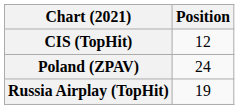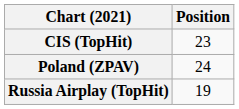(203, 41) 12 -> (203, 41) 23
